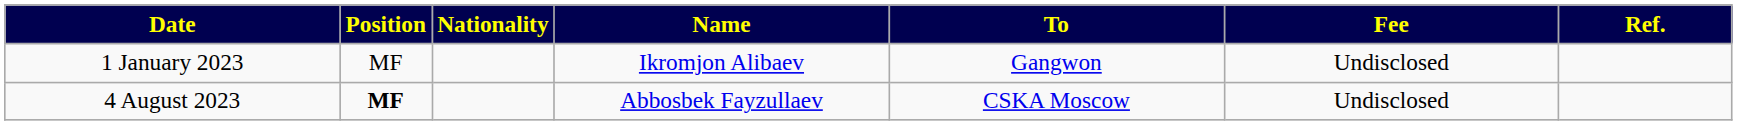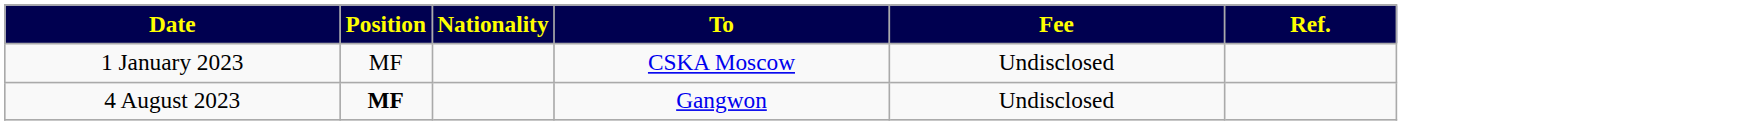- column: (721, 24)
(1056, 62) Gangwon -> (721, 62) CSKA Moscow
(1056, 101) CSKA Moscow -> (721, 101) Gangwon
